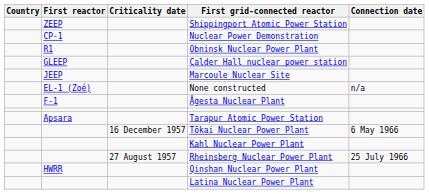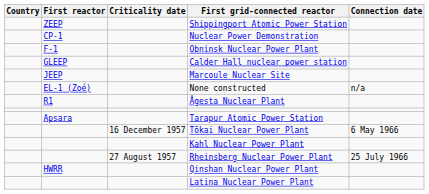(48, 50) R1 -> (51, 50) F-1
(51, 101) F-1 -> (48, 101) R1
